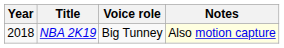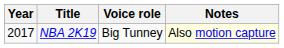(21, 33) 2018 -> (21, 33) 2017
